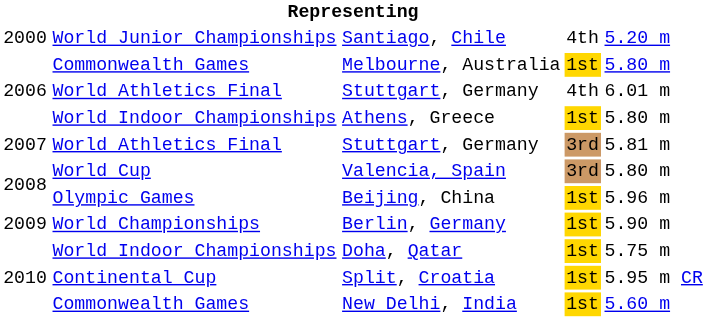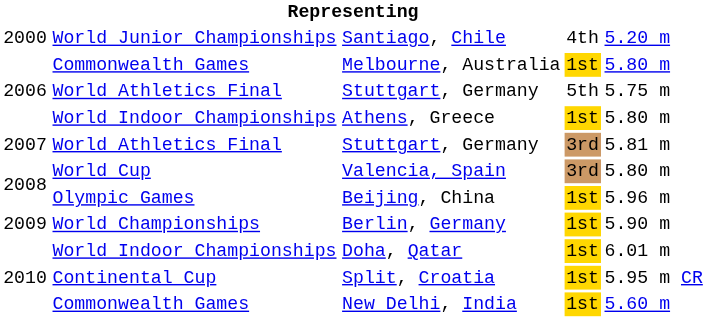(583, 92) 4th -> (583, 92) 5th
(637, 92) 6.01 m -> (637, 92) 5.75 m
(637, 251) 5.75 m -> (637, 251) 6.01 m
